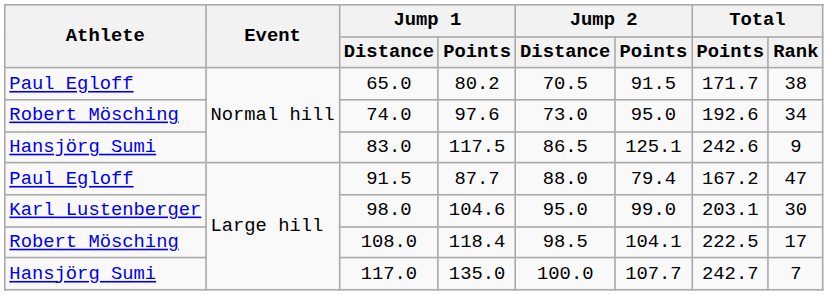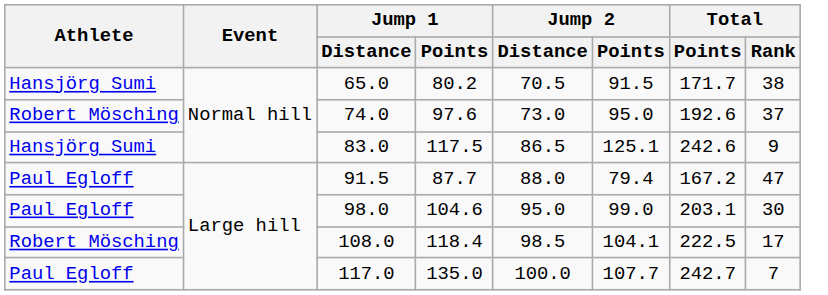(71, 84) Paul Egloff -> (83, 84) Hansjörg Sumi
(796, 115) 34 -> (773, 115) 37
(105, 210) Karl Lustenberger -> (71, 210) Paul Egloff
(83, 273) Hansjörg Sumi -> (71, 273) Paul Egloff
